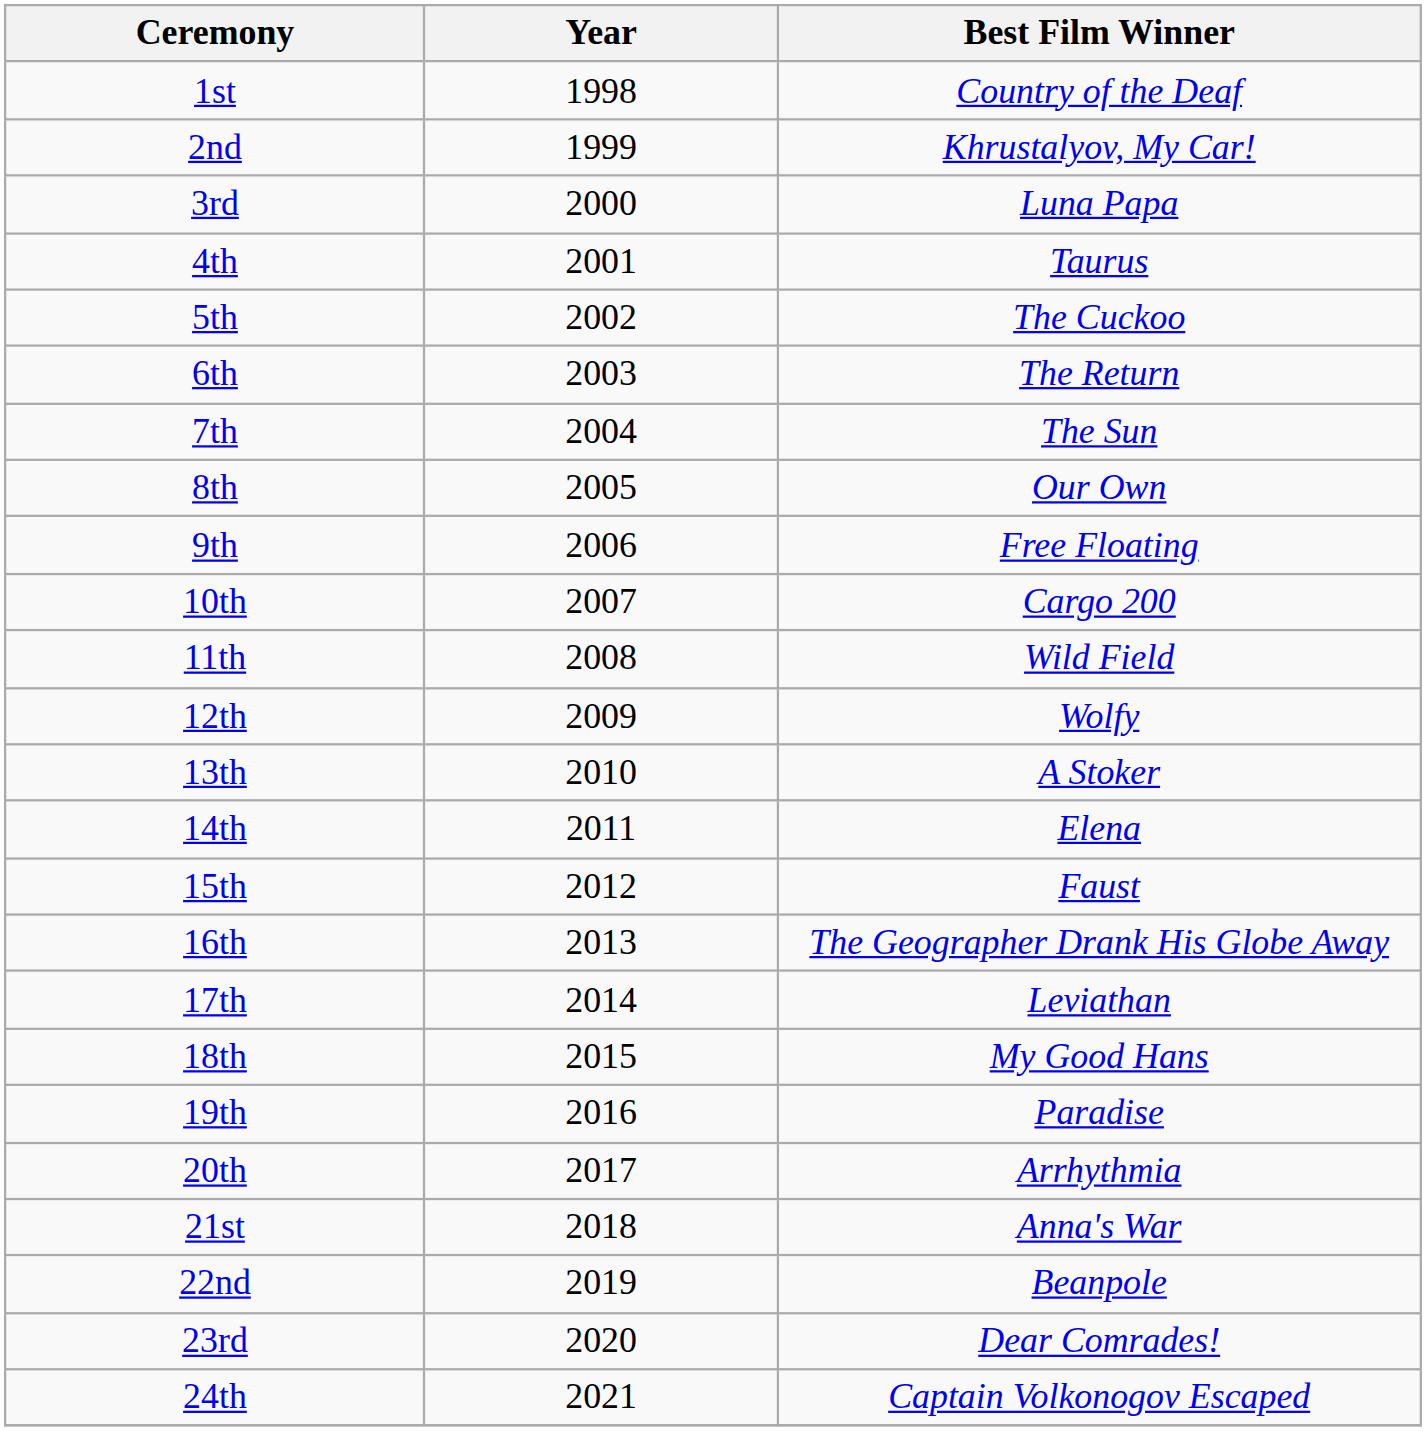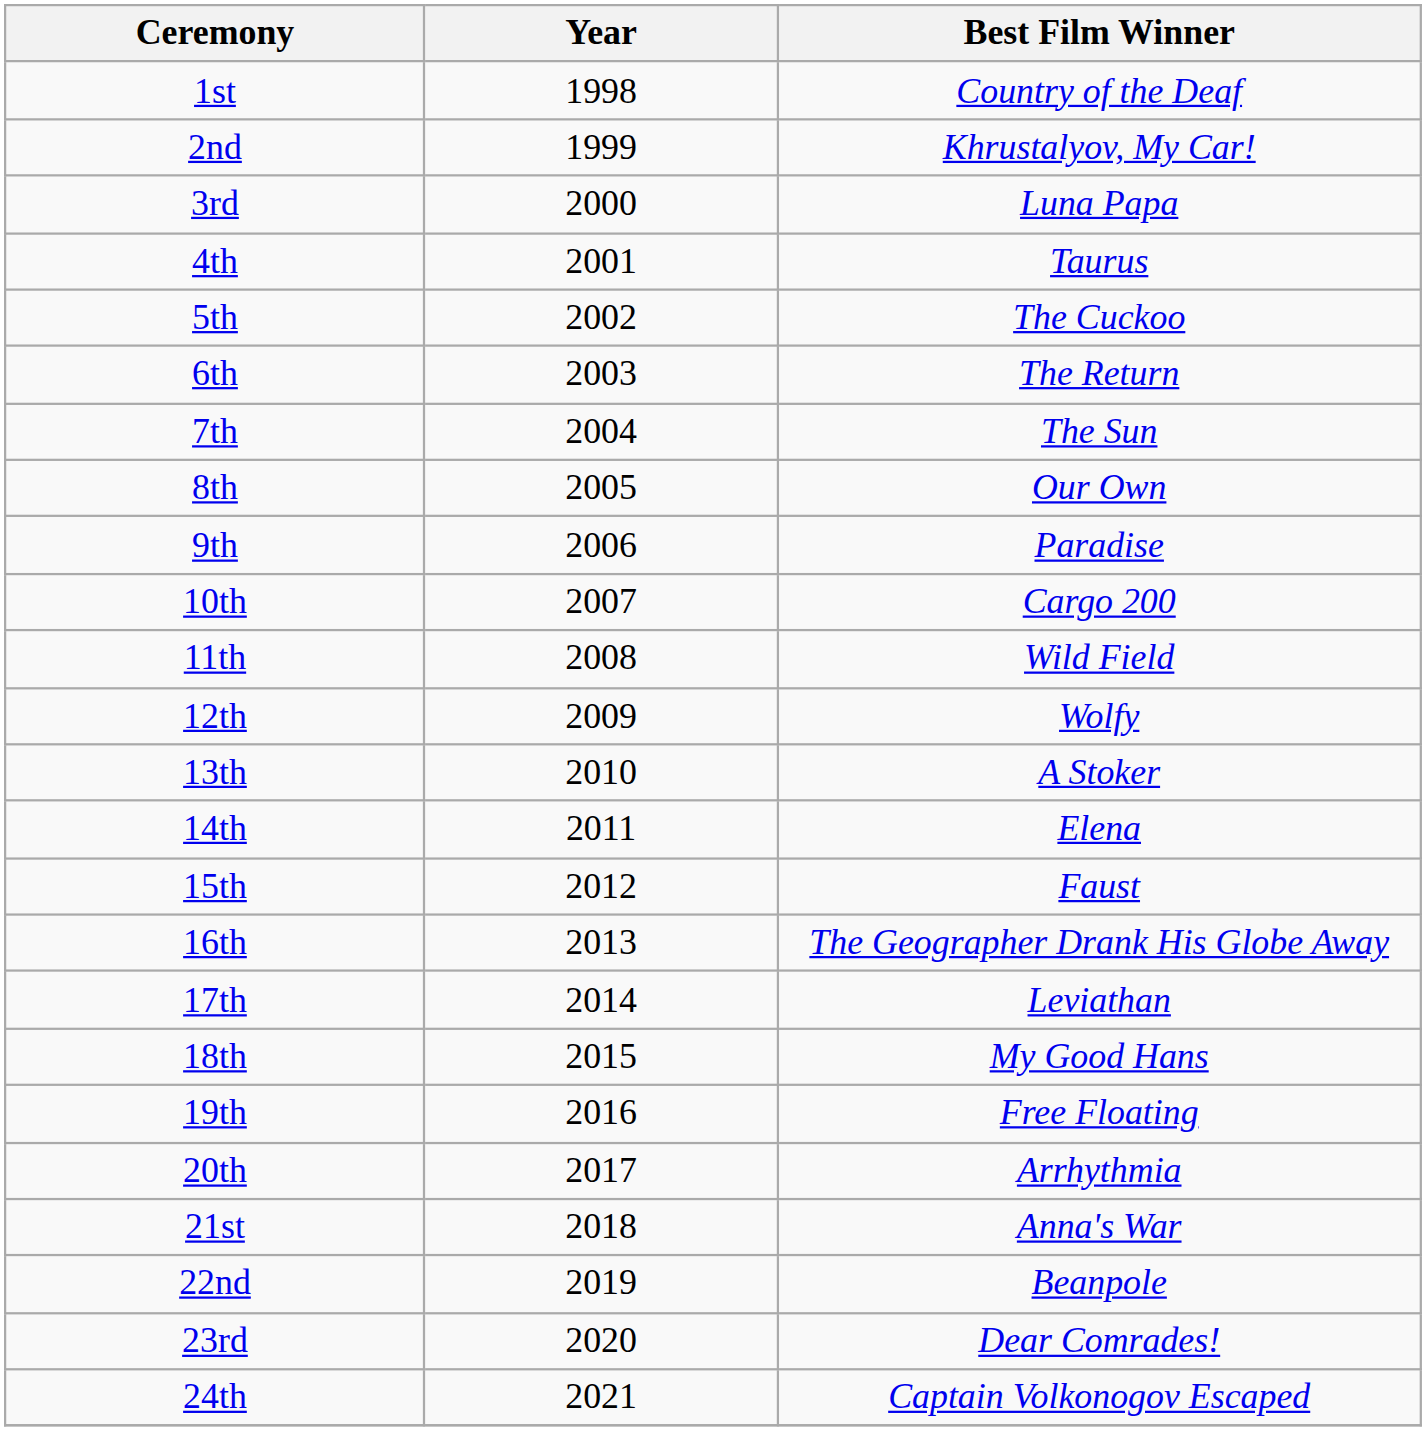(1099, 544) Free Floating -> (1099, 544) Paradise
(1099, 1112) Paradise -> (1099, 1112) Free Floating
